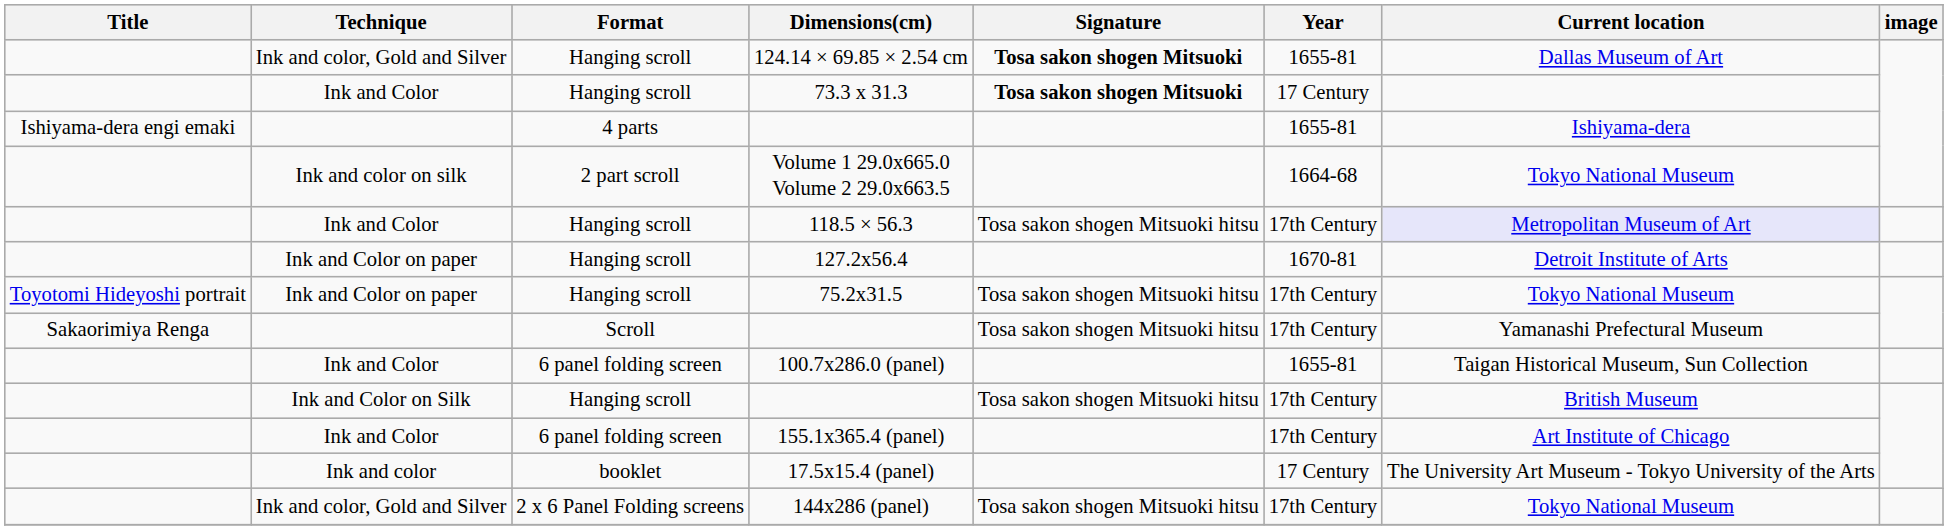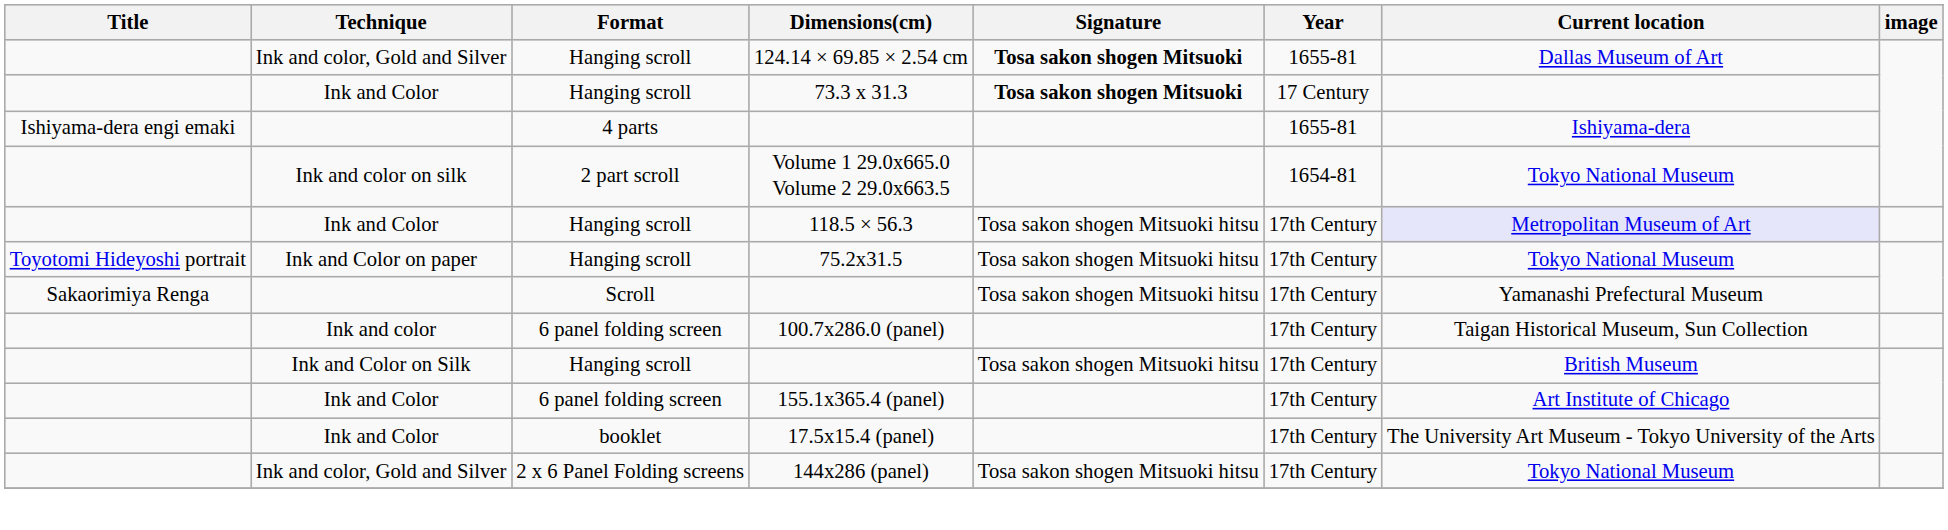(1323, 175) 1664-68 -> (1323, 175) 1654-81
- row: (630, 259)
(381, 365) Ink and Color -> (381, 329) Ink and color
(1323, 365) 1655-81 -> (1323, 329) 17th Century
(381, 470) Ink and color -> (381, 435) Ink and Color
(1323, 470) 17 Century -> (1323, 435) 17th Century
